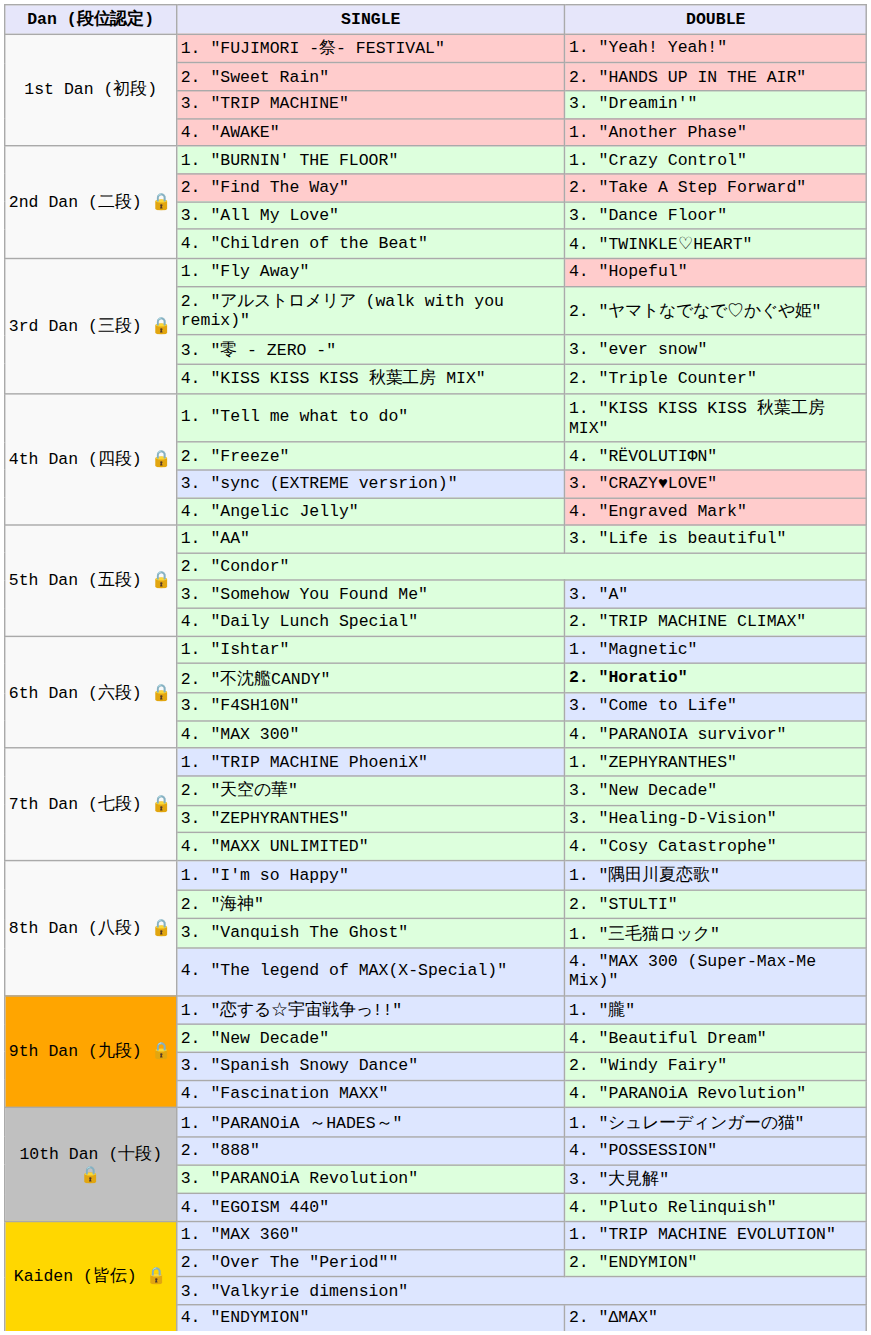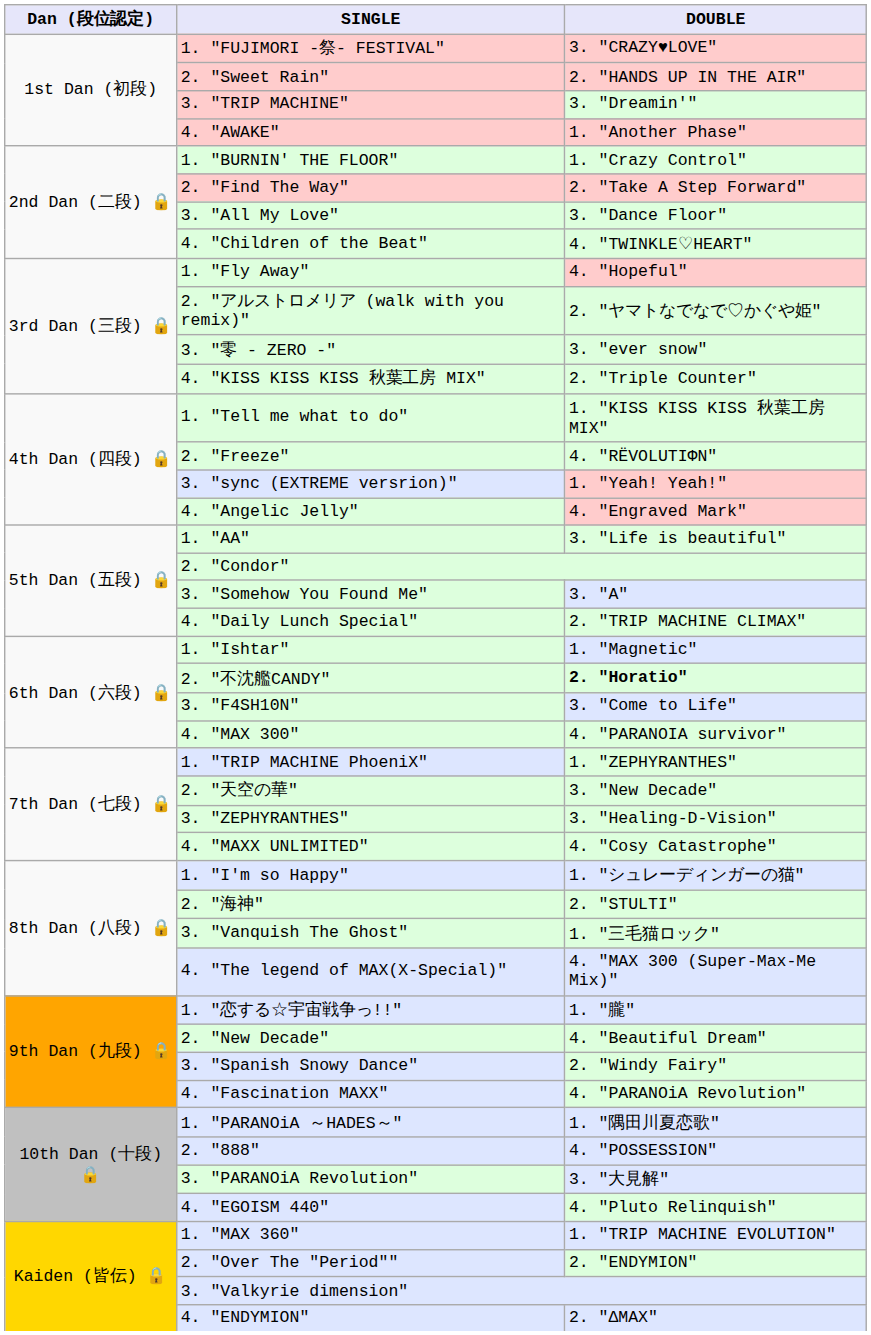(648, 48) 1. "Yeah! Yeah!" -> (643, 48) 3. "CRAZY♥LOVE"
(643, 483) 3. "CRAZY♥LOVE" -> (648, 483) 1. "Yeah! Yeah!"
(644, 876) 1. "隅田川夏恋歌" -> (687, 876) 1. "シュレーディンガーの猫"
(687, 1123) 1. "シュレーディンガーの猫" -> (644, 1123) 1. "隅田川夏恋歌"
